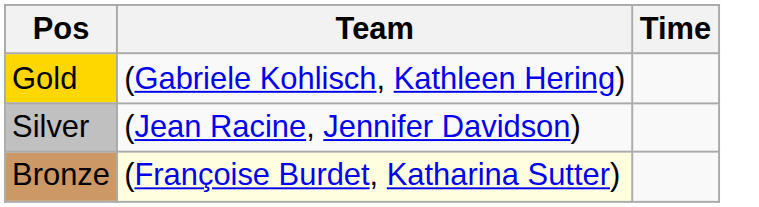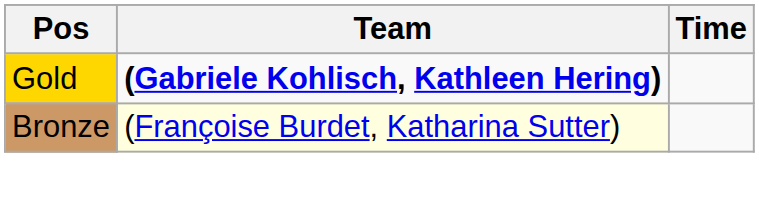(375, 77) normal -> (393, 77) bold
- row: (51, 126)
